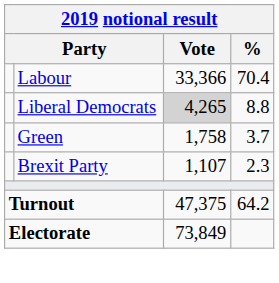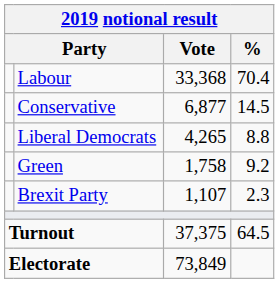(201, 78) 33,366 -> (201, 78) 33,368
+ row: (67, 107)
(205, 107) lightgrey background -> (205, 136) no background
(258, 136) 3.7 -> (258, 166) 9.2
(201, 204) 47,375 -> (201, 233) 37,375
(253, 204) 64.2 -> (253, 233) 64.5
